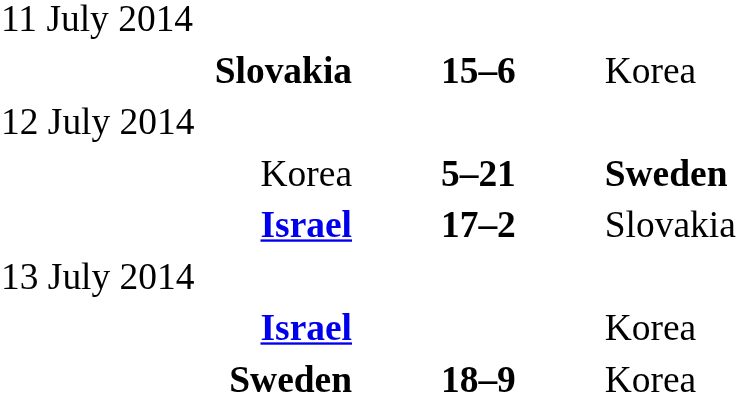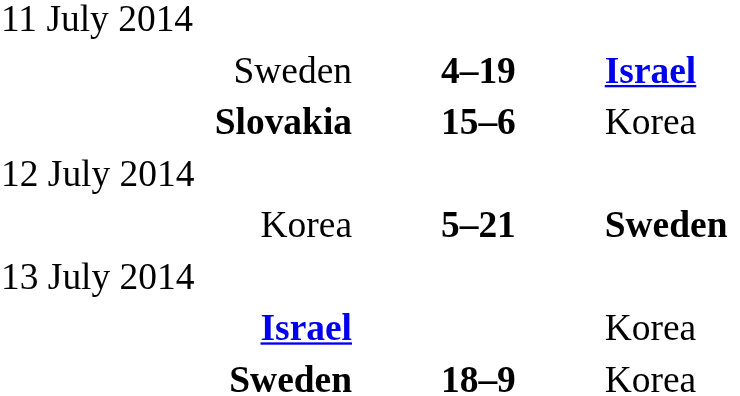+ row: (293, 70)
- row: (306, 224)
